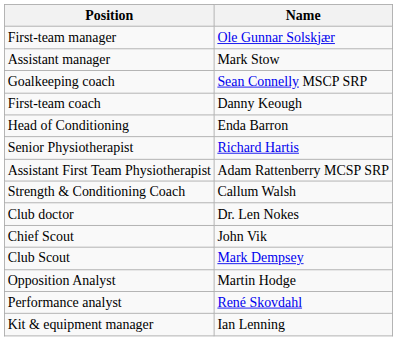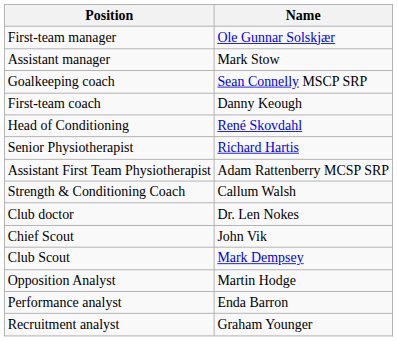(253, 125) Enda Barron -> (260, 125) René Skovdahl
(260, 302) René Skovdahl -> (253, 302) Enda Barron
+ row: (63, 324)
- row: (81, 324)
